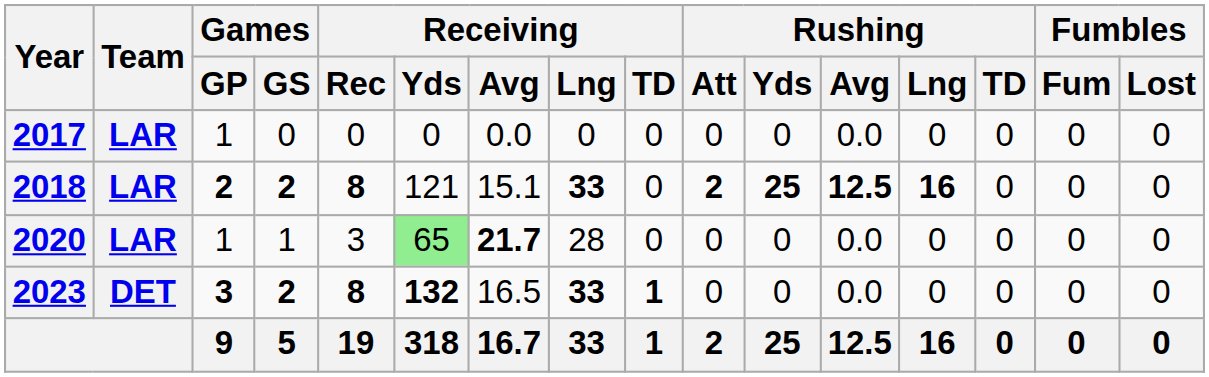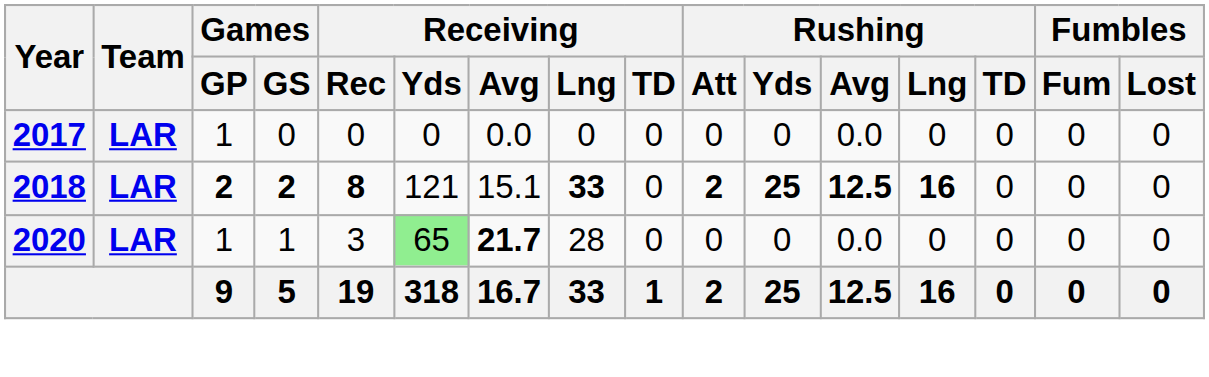- row: (49, 291)
